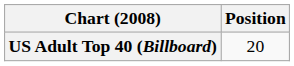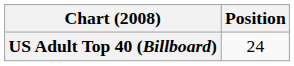(255, 46) 20 -> (255, 46) 24
